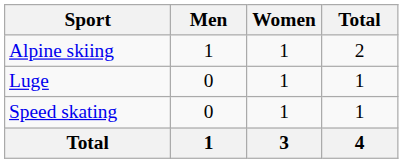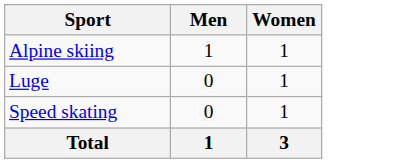- column: (360, 19)
